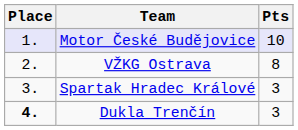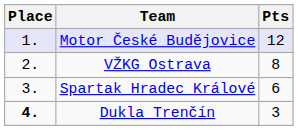(276, 41) 10 -> (276, 41) 12
(276, 89) 3 -> (276, 89) 6
